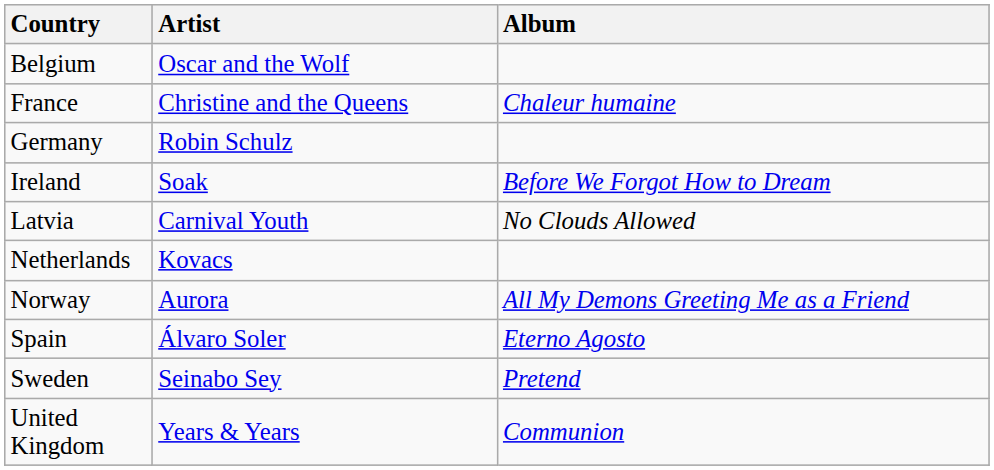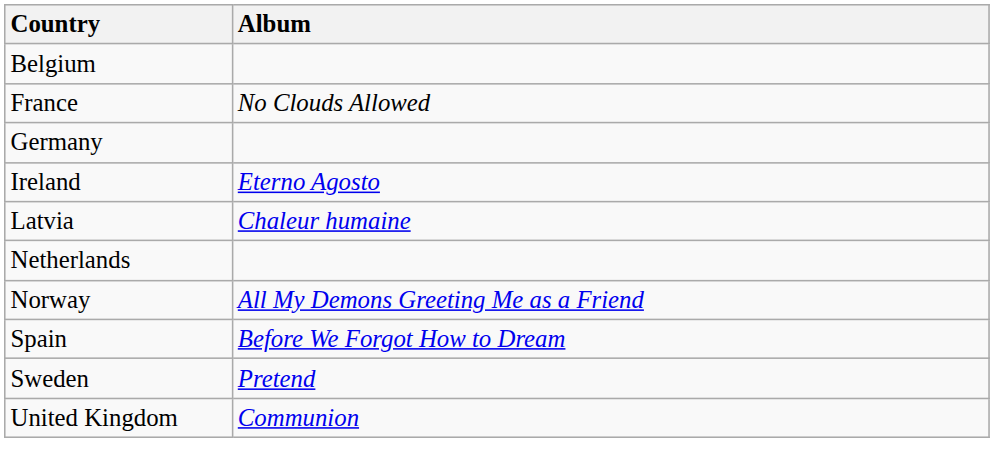- column: (189, 24)
(589, 102) Chaleur humaine -> (334, 102) No Clouds Allowed
(667, 181) Before We Forgot How to Dream -> (309, 181) Eterno Agosto
(599, 220) No Clouds Allowed -> (324, 220) Chaleur humaine
(574, 338) Eterno Agosto -> (402, 338) Before We Forgot How to Dream
